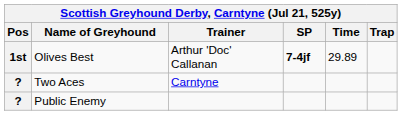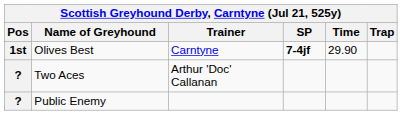(201, 57) Arthur 'Doc' Callanan -> (195, 50) Carntyne
(343, 57) 29.89 -> (343, 50) 29.90
(195, 82) Carntyne -> (201, 75) Arthur 'Doc' Callanan
